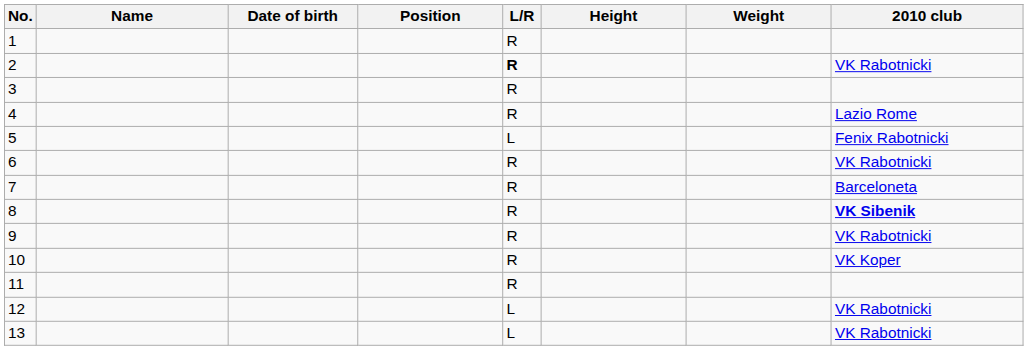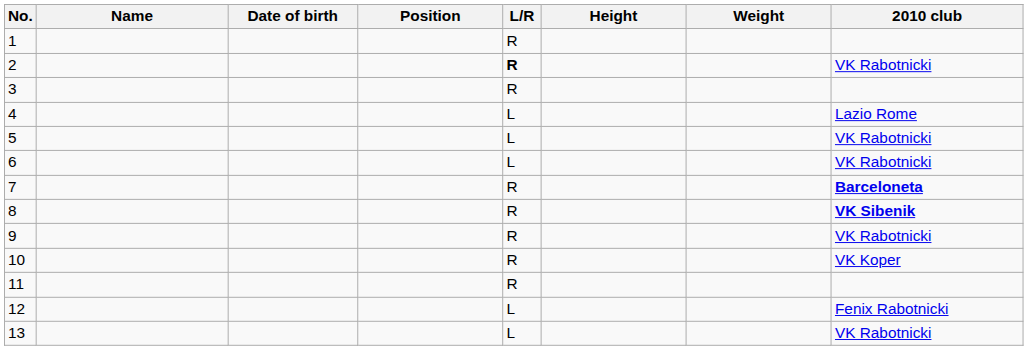(512, 114) R -> (511, 114) L
(892, 138) Fenix Rabotnicki -> (883, 138) VK Rabotnicki
(512, 162) R -> (511, 162) L
(876, 187) normal -> (879, 187) bold
(883, 308) VK Rabotnicki -> (892, 308) Fenix Rabotnicki
